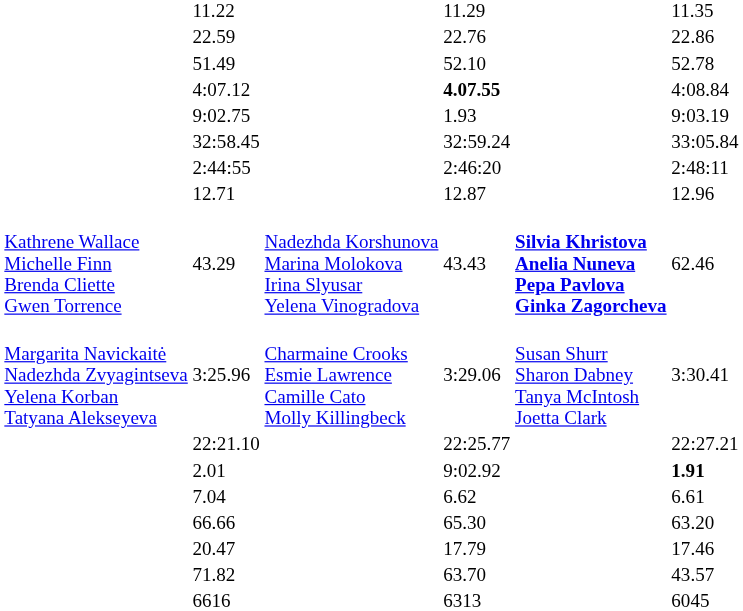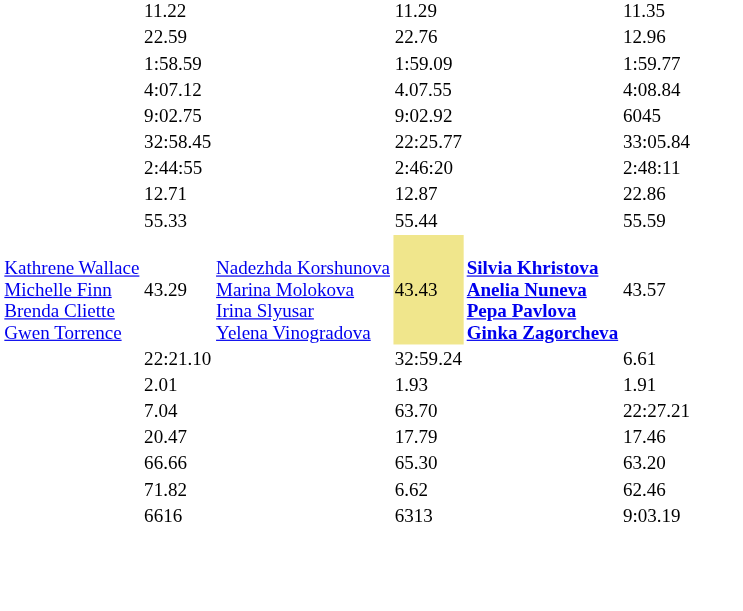(693, 37) 22.86 -> (644, 37) 12.96
- row: (214, 63)
+ row: (173, 63)
(472, 89) bold -> (423, 89) normal
(460, 115) 1.93 -> (424, 115) 9:02.92
(700, 115) 9:03.19 -> (642, 115) 6045
(477, 142) 32:59.24 -> (428, 142) 22:25.77
(693, 194) 12.96 -> (644, 194) 22.86
+ row: (166, 220)
(465, 263) no background -> (416, 289) khaki background
(693, 263) 62.46 -> (644, 289) 43.57
- row: (221, 375)
(477, 444) 22:25.77 -> (428, 358) 32:59.24
(705, 444) 22:27.21 -> (640, 358) 6.61
(472, 470) 9:02.92 -> (411, 384) 1.93
(688, 470) bold -> (640, 384) normal
(460, 496) 6.62 -> (416, 411) 63.70
(688, 496) 6.61 -> (657, 411) 22:27.21
rows swapped: (214, 549) <-> (214, 522)
(465, 575) 63.70 -> (411, 489) 6.62
(693, 575) 43.57 -> (644, 489) 62.46
(690, 601) 6045 -> (652, 515) 9:03.19
